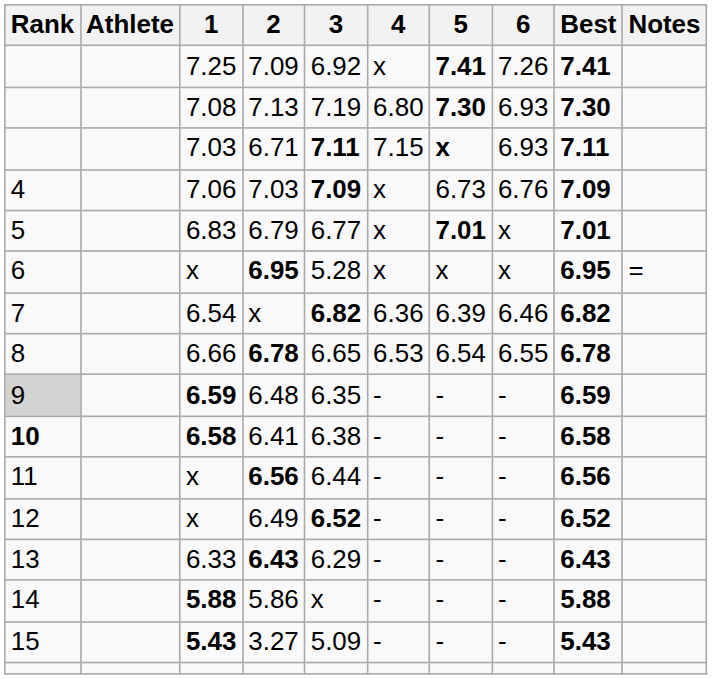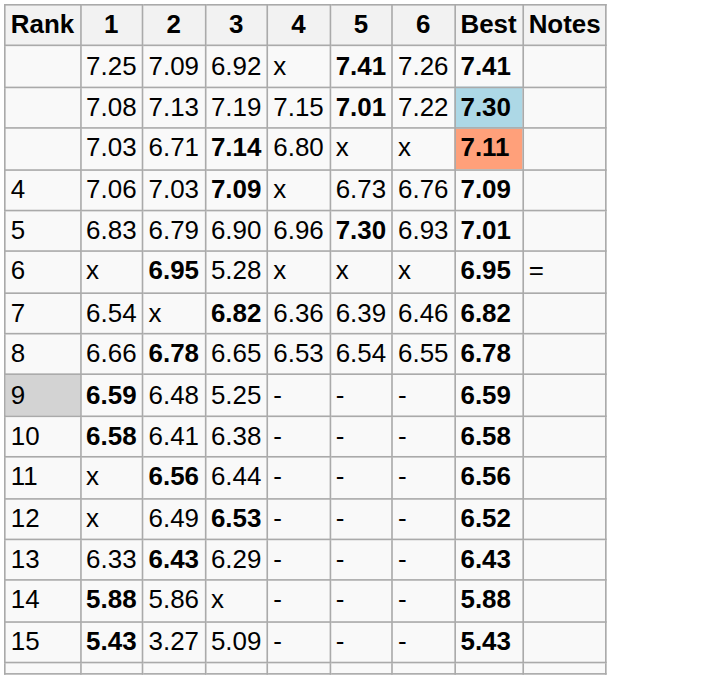- column: (130, 25)
(398, 107) 6.80 -> (299, 107) 7.15
(461, 107) 7.30 -> (361, 107) 7.01
(523, 107) 6.93 -> (423, 107) 7.22
(586, 107) no background -> (486, 107) lightblue background
(335, 148) 7.11 -> (236, 148) 7.14
(398, 148) 7.15 -> (299, 148) 6.80
(443, 148) bold -> (342, 148) normal
(523, 148) 6.93 -> (405, 148) x
(585, 148) no background -> (485, 148) lightsalmon background
(336, 230) 6.77 -> (236, 230) 6.90
(380, 230) x -> (299, 230) 6.96
(461, 230) 7.01 -> (361, 230) 7.30
(504, 230) x -> (423, 230) 6.93
(336, 395) 6.35 -> (236, 395) 5.25
(25, 436) bold -> (25, 436) normal
(336, 518) 6.52 -> (236, 518) 6.53
